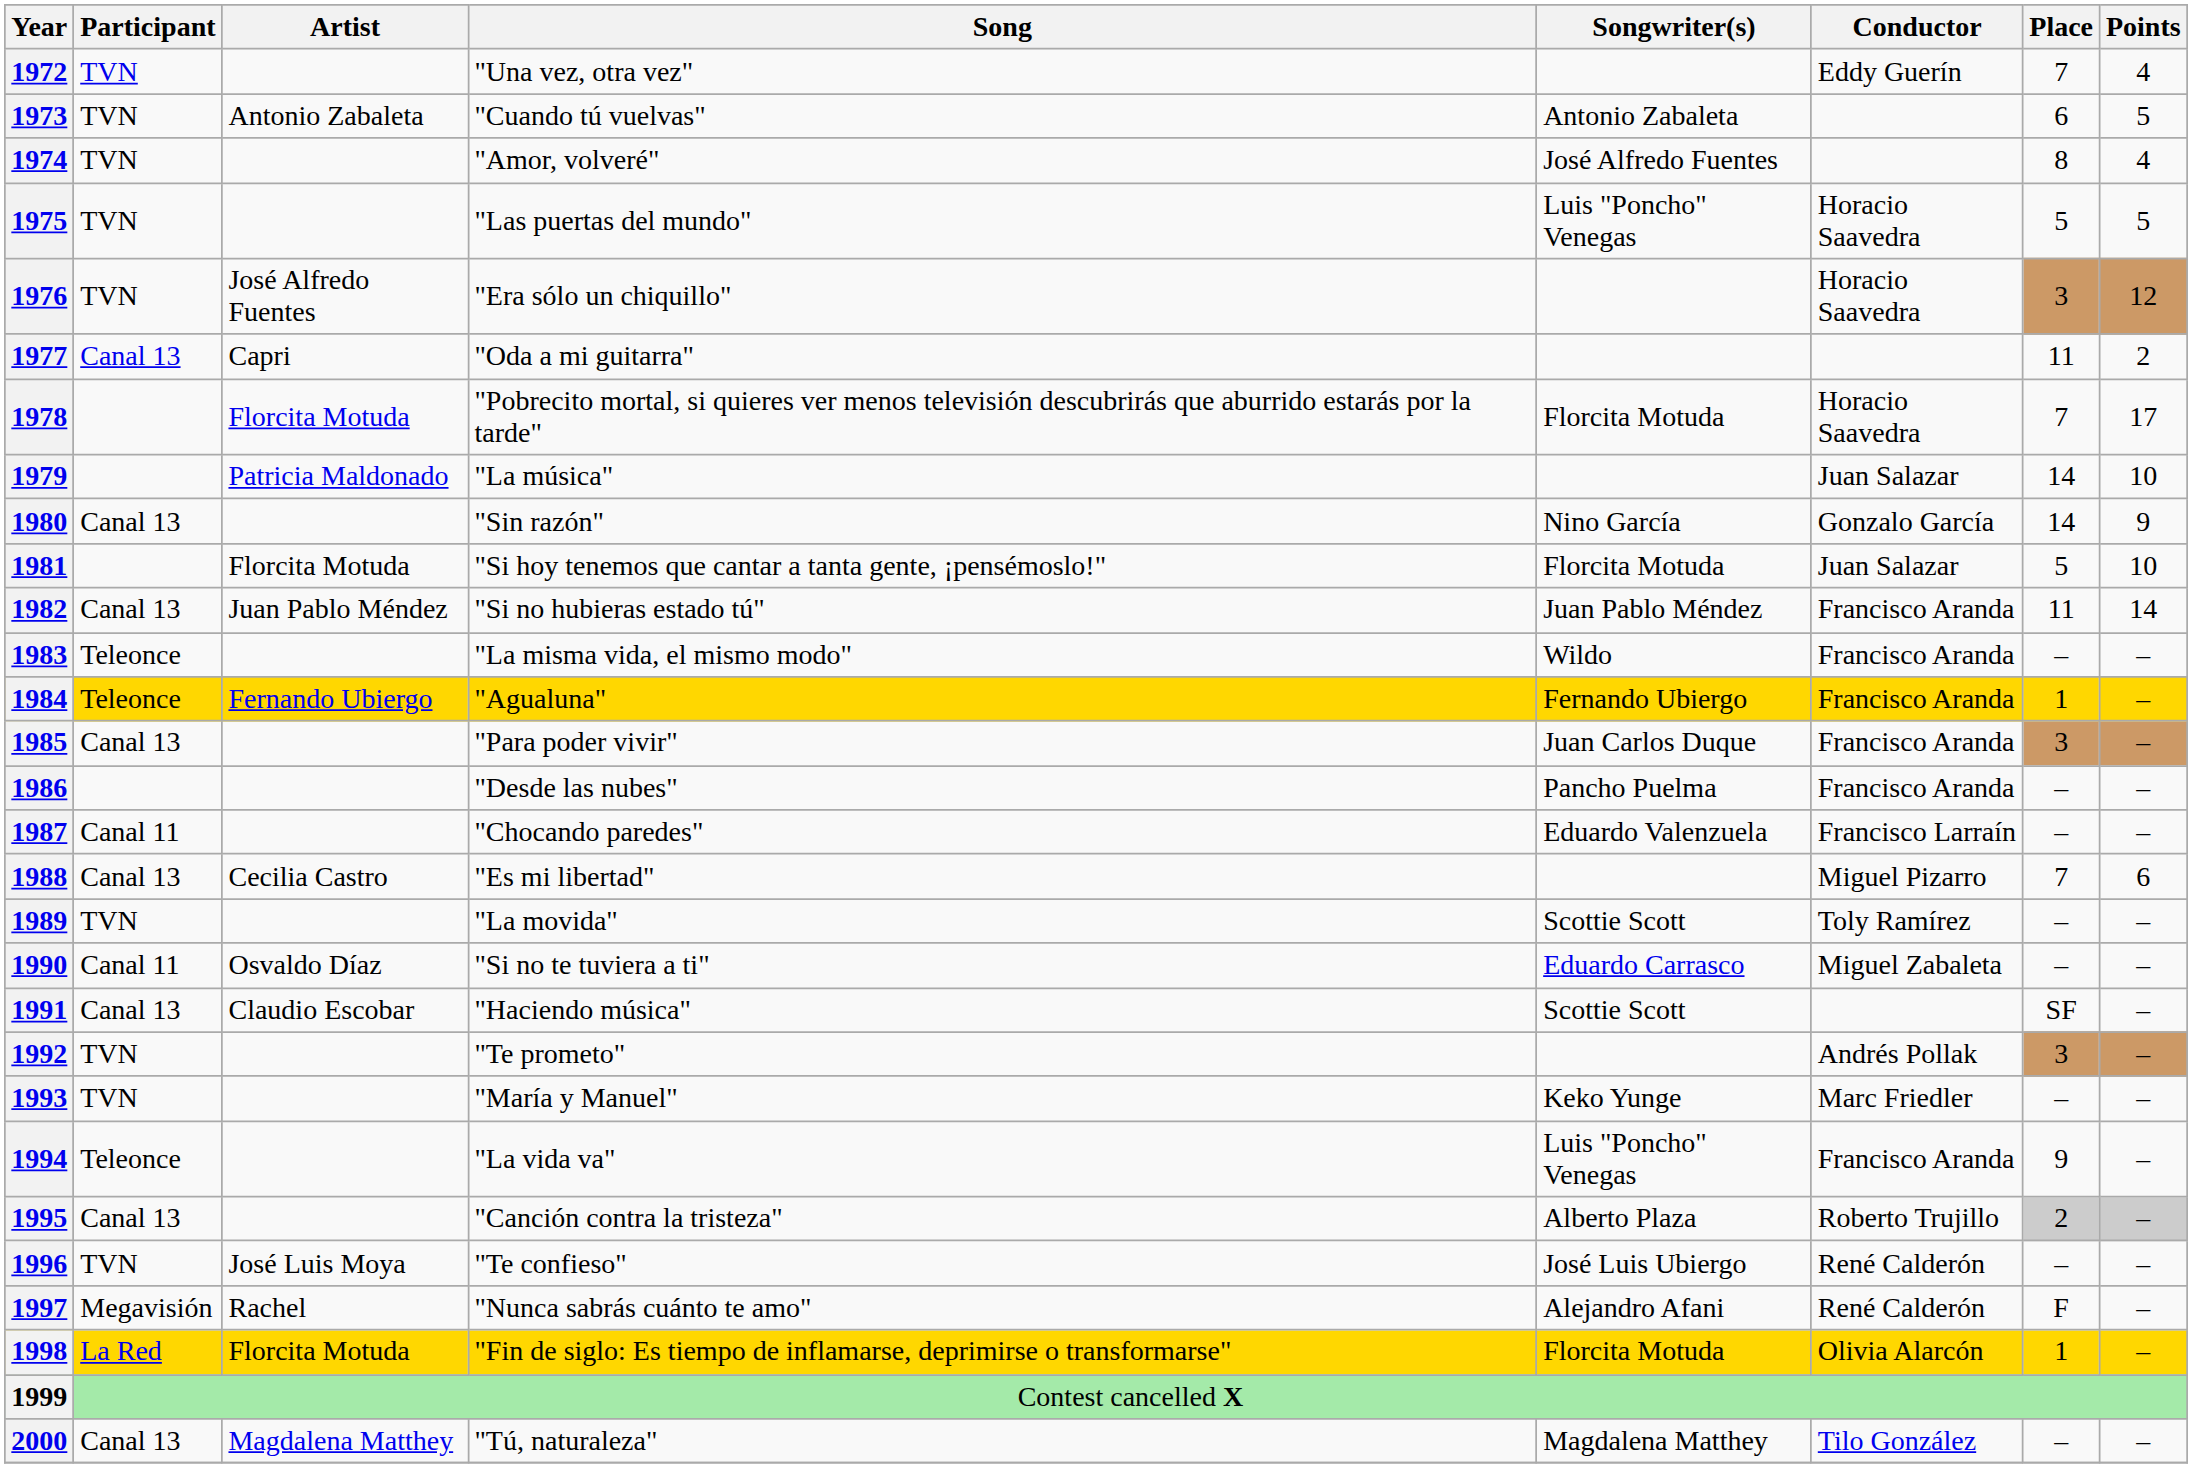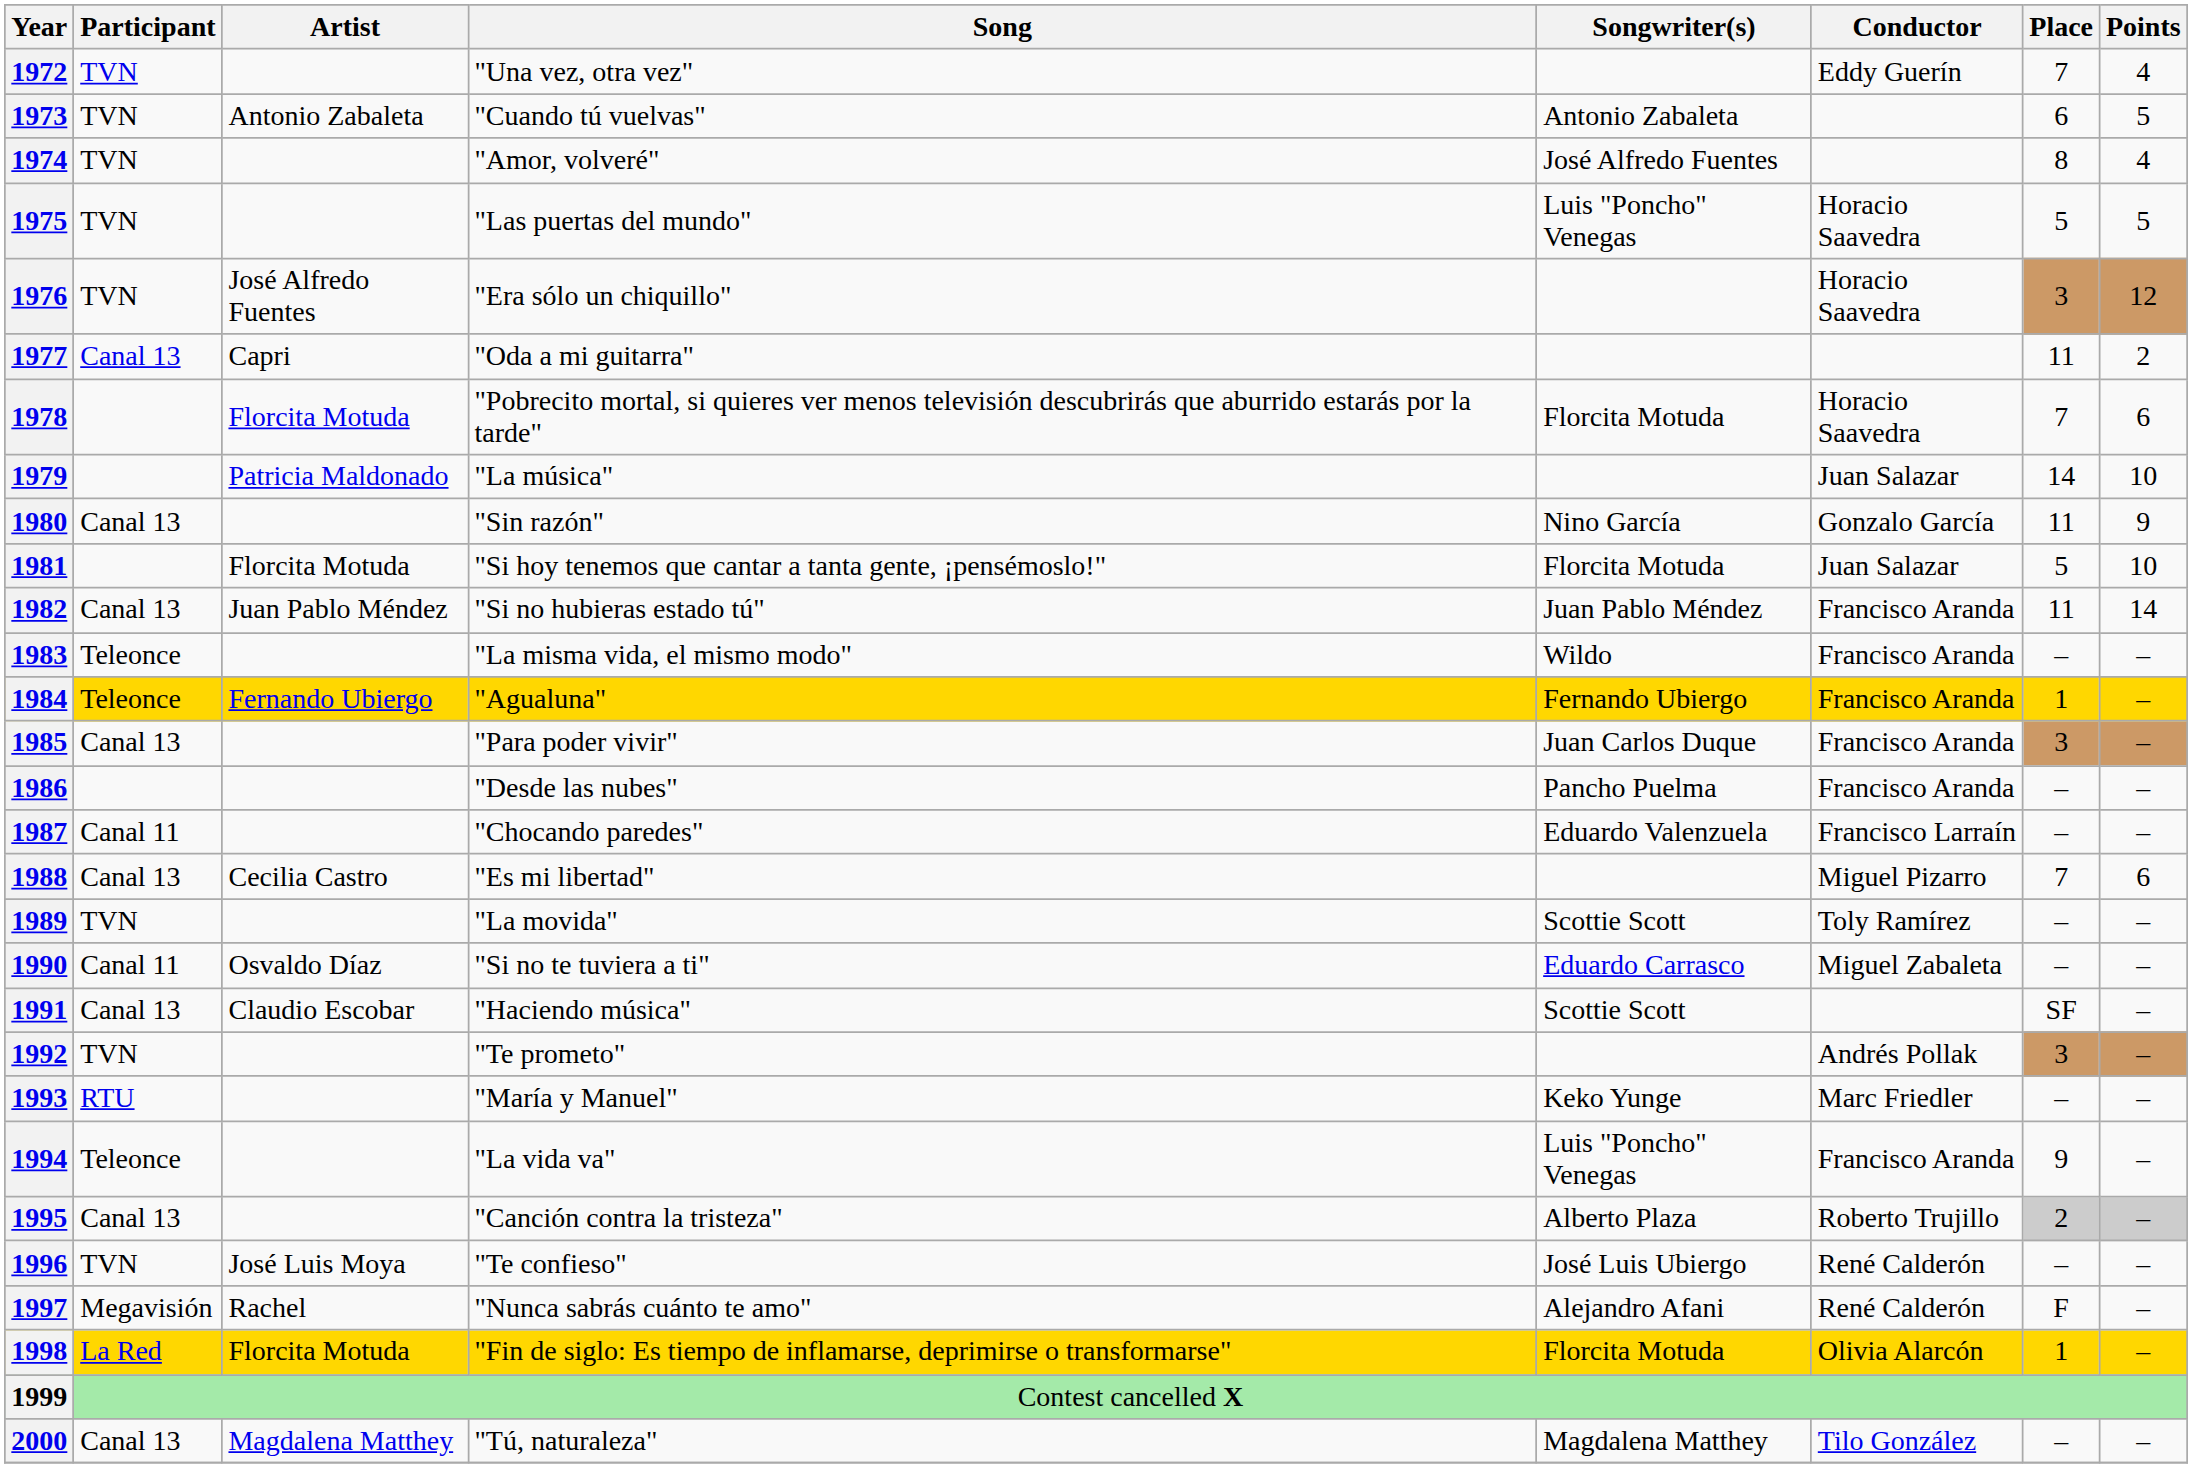(2143, 416) 17 -> (2143, 416) 6
(2061, 520) 14 -> (2061, 520) 11
(109, 1098) TVN -> (107, 1098) RTU
